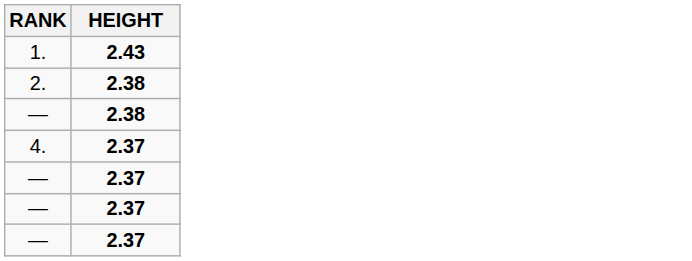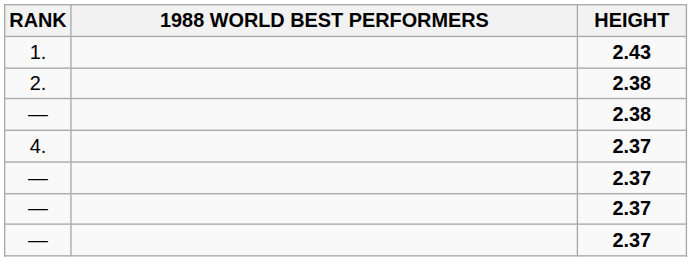+ column: (324, 21)
